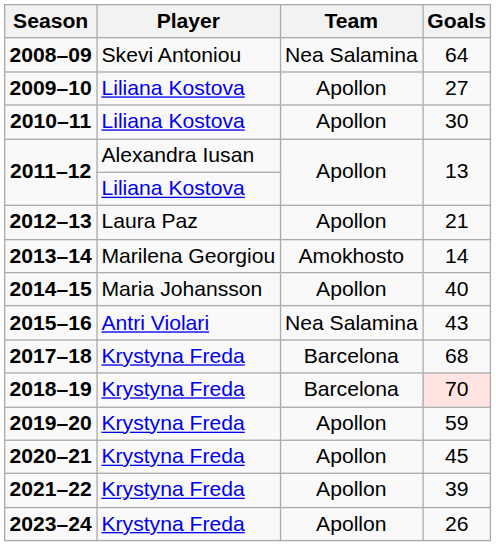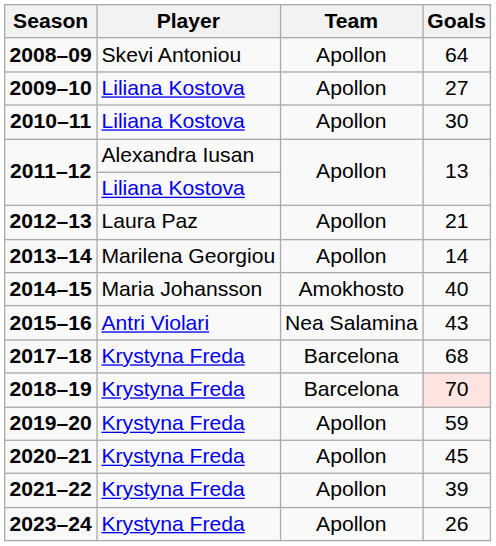(351, 54) Nea Salamina -> (351, 54) Apollon
(351, 255) Amokhosto -> (351, 255) Apollon
(351, 289) Apollon -> (351, 289) Amokhosto
